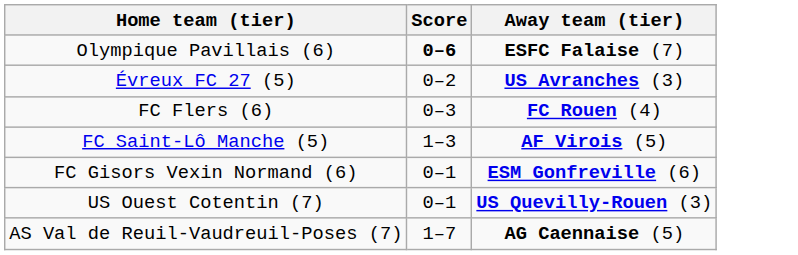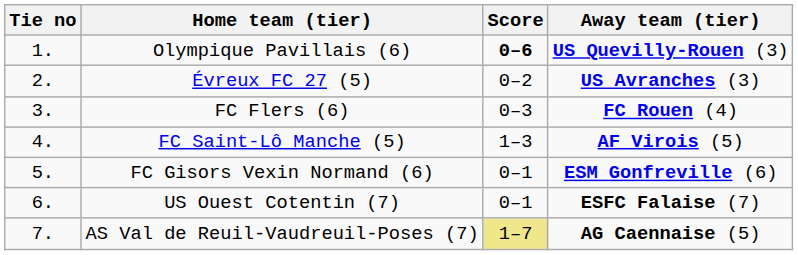+ column: (43, 20)
(594, 50) ESFC Falaise (7) -> (671, 50) US Quevilly-Rouen (3)
(594, 203) US Quevilly-Rouen (3) -> (671, 203) ESFC Falaise (7)
(439, 234) no background -> (516, 234) khaki background
